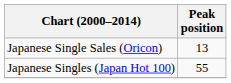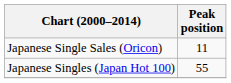(202, 48) 13 -> (202, 48) 11
